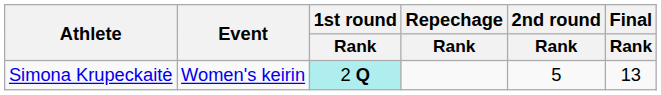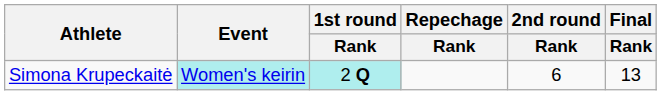(243, 76) no background -> (243, 76) paleturquoise background
(556, 76) 5 -> (556, 76) 6
